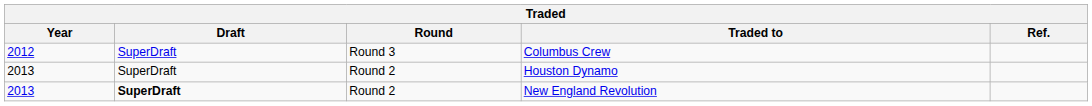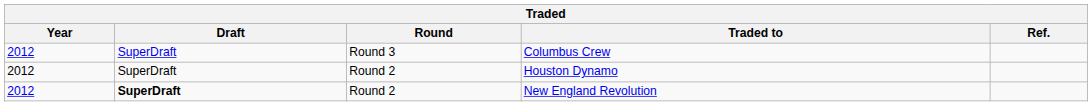(21, 71) 2013 -> (21, 71) 2012
(21, 91) 2013 -> (21, 91) 2012
